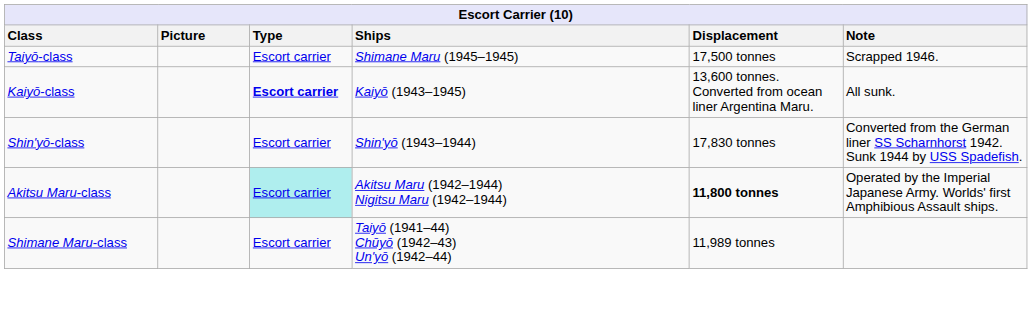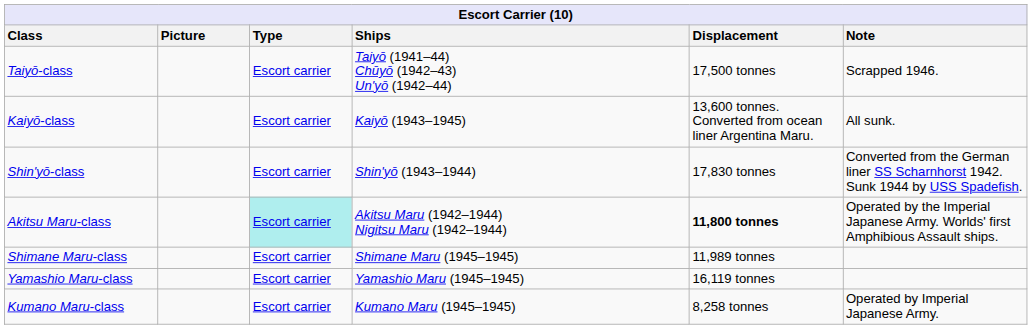(437, 56) Shimane Maru (1945–1945) -> (406, 71) Taiyō (1941–44) Chūyō (1942–43) Un'yō (1942–44)
(295, 92) bold -> (292, 121) normal
(406, 243) Taiyō (1941–44) Chūyō (1942–43) Un'yō (1942–44) -> (437, 257) Shimane Maru (1945–1945)
+ row: (70, 278)
+ row: (66, 306)
